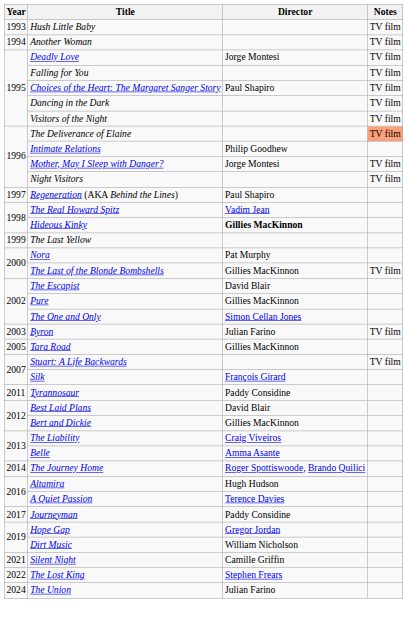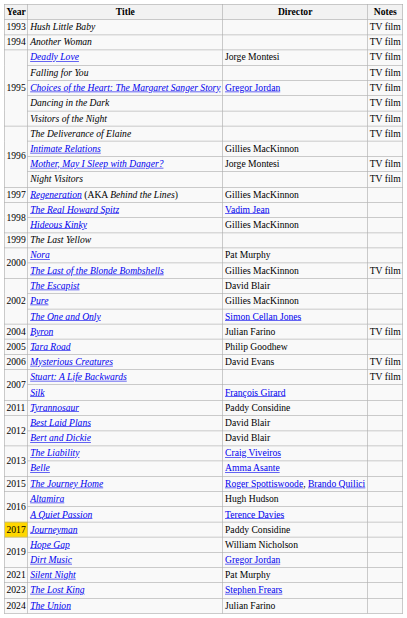(250, 88) Paul Shapiro -> (253, 88) Gregor Jordan
(385, 133) lightsalmon background -> (385, 133) no background
(256, 149) Philip Goodhew -> (262, 149) Gillies MacKinnon
(250, 194) Paul Shapiro -> (262, 194) Gillies MacKinnon
(264, 225) bold -> (262, 225) normal
(16, 331) 2003 -> (16, 331) 2004
(262, 347) Gillies MacKinnon -> (256, 347) Philip Goodhew
+ row: (72, 362)
(262, 423) Gillies MacKinnon -> (248, 438) David Blair
(16, 468) 2014 -> (16, 484) 2015
(16, 514) no background -> (16, 529) gold background
(253, 529) Gregor Jordan -> (261, 544) William Nicholson
(261, 544) William Nicholson -> (253, 560) Gregor Jordan
(255, 560) Camille Griffin -> (248, 575) Pat Murphy
(16, 575) 2022 -> (16, 590) 2023
